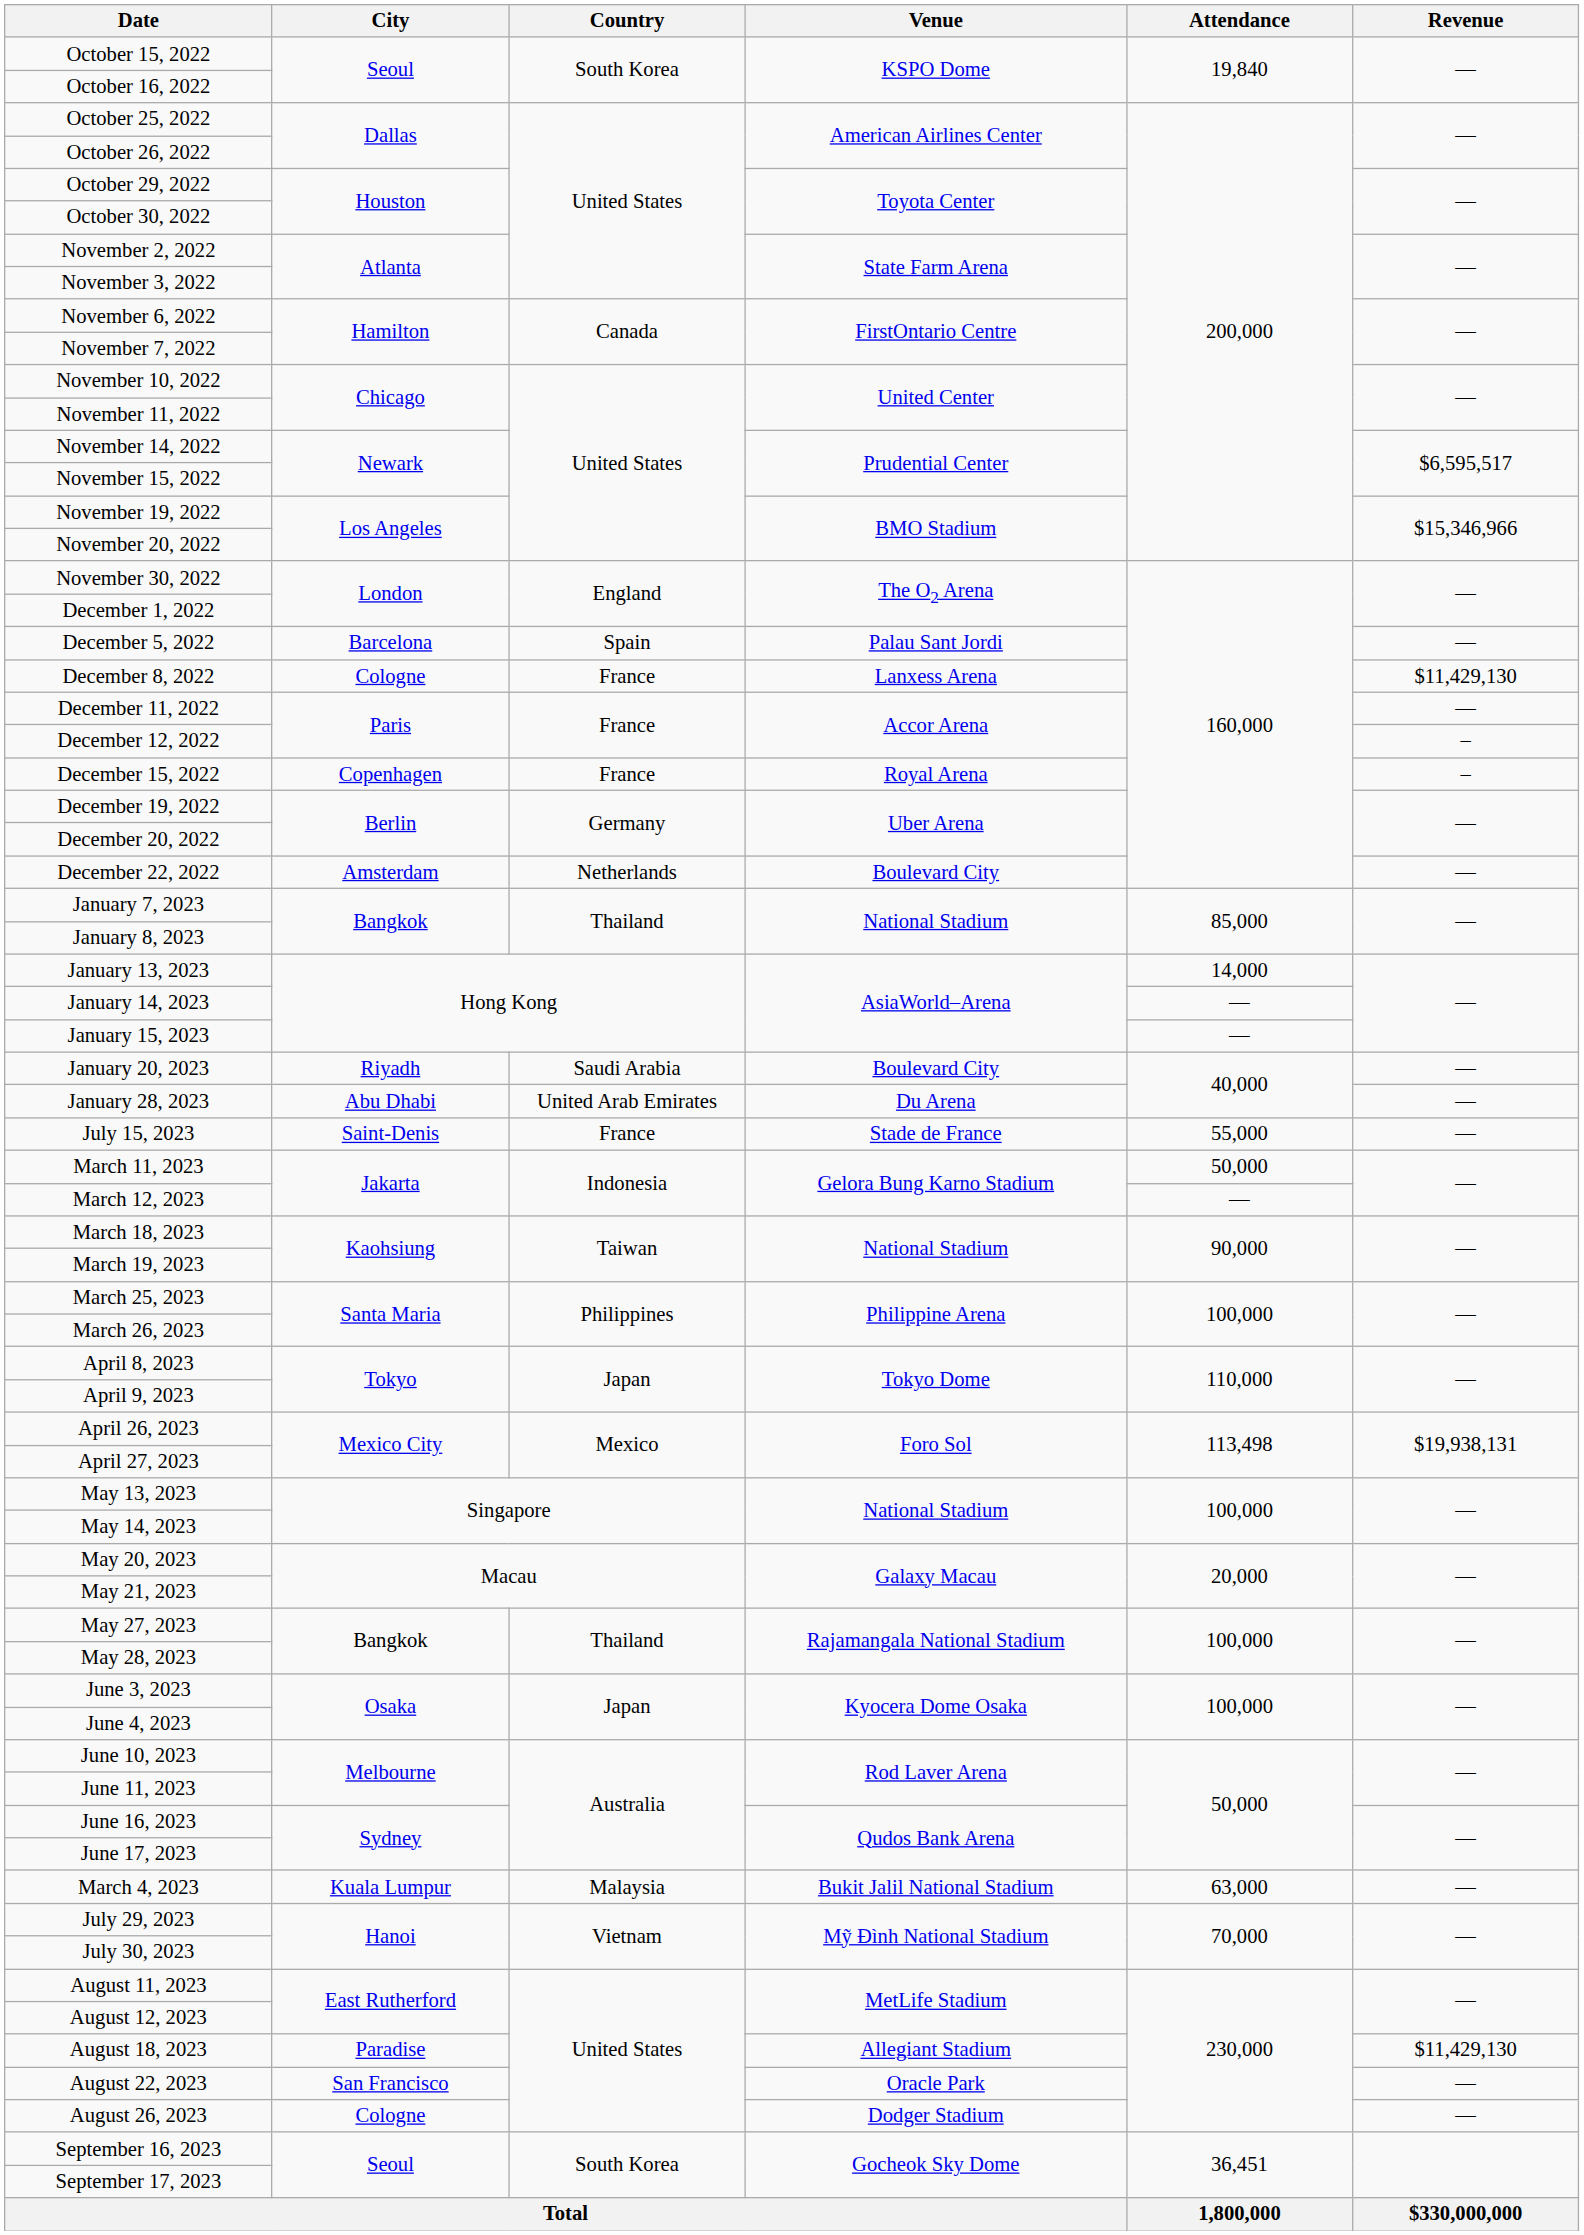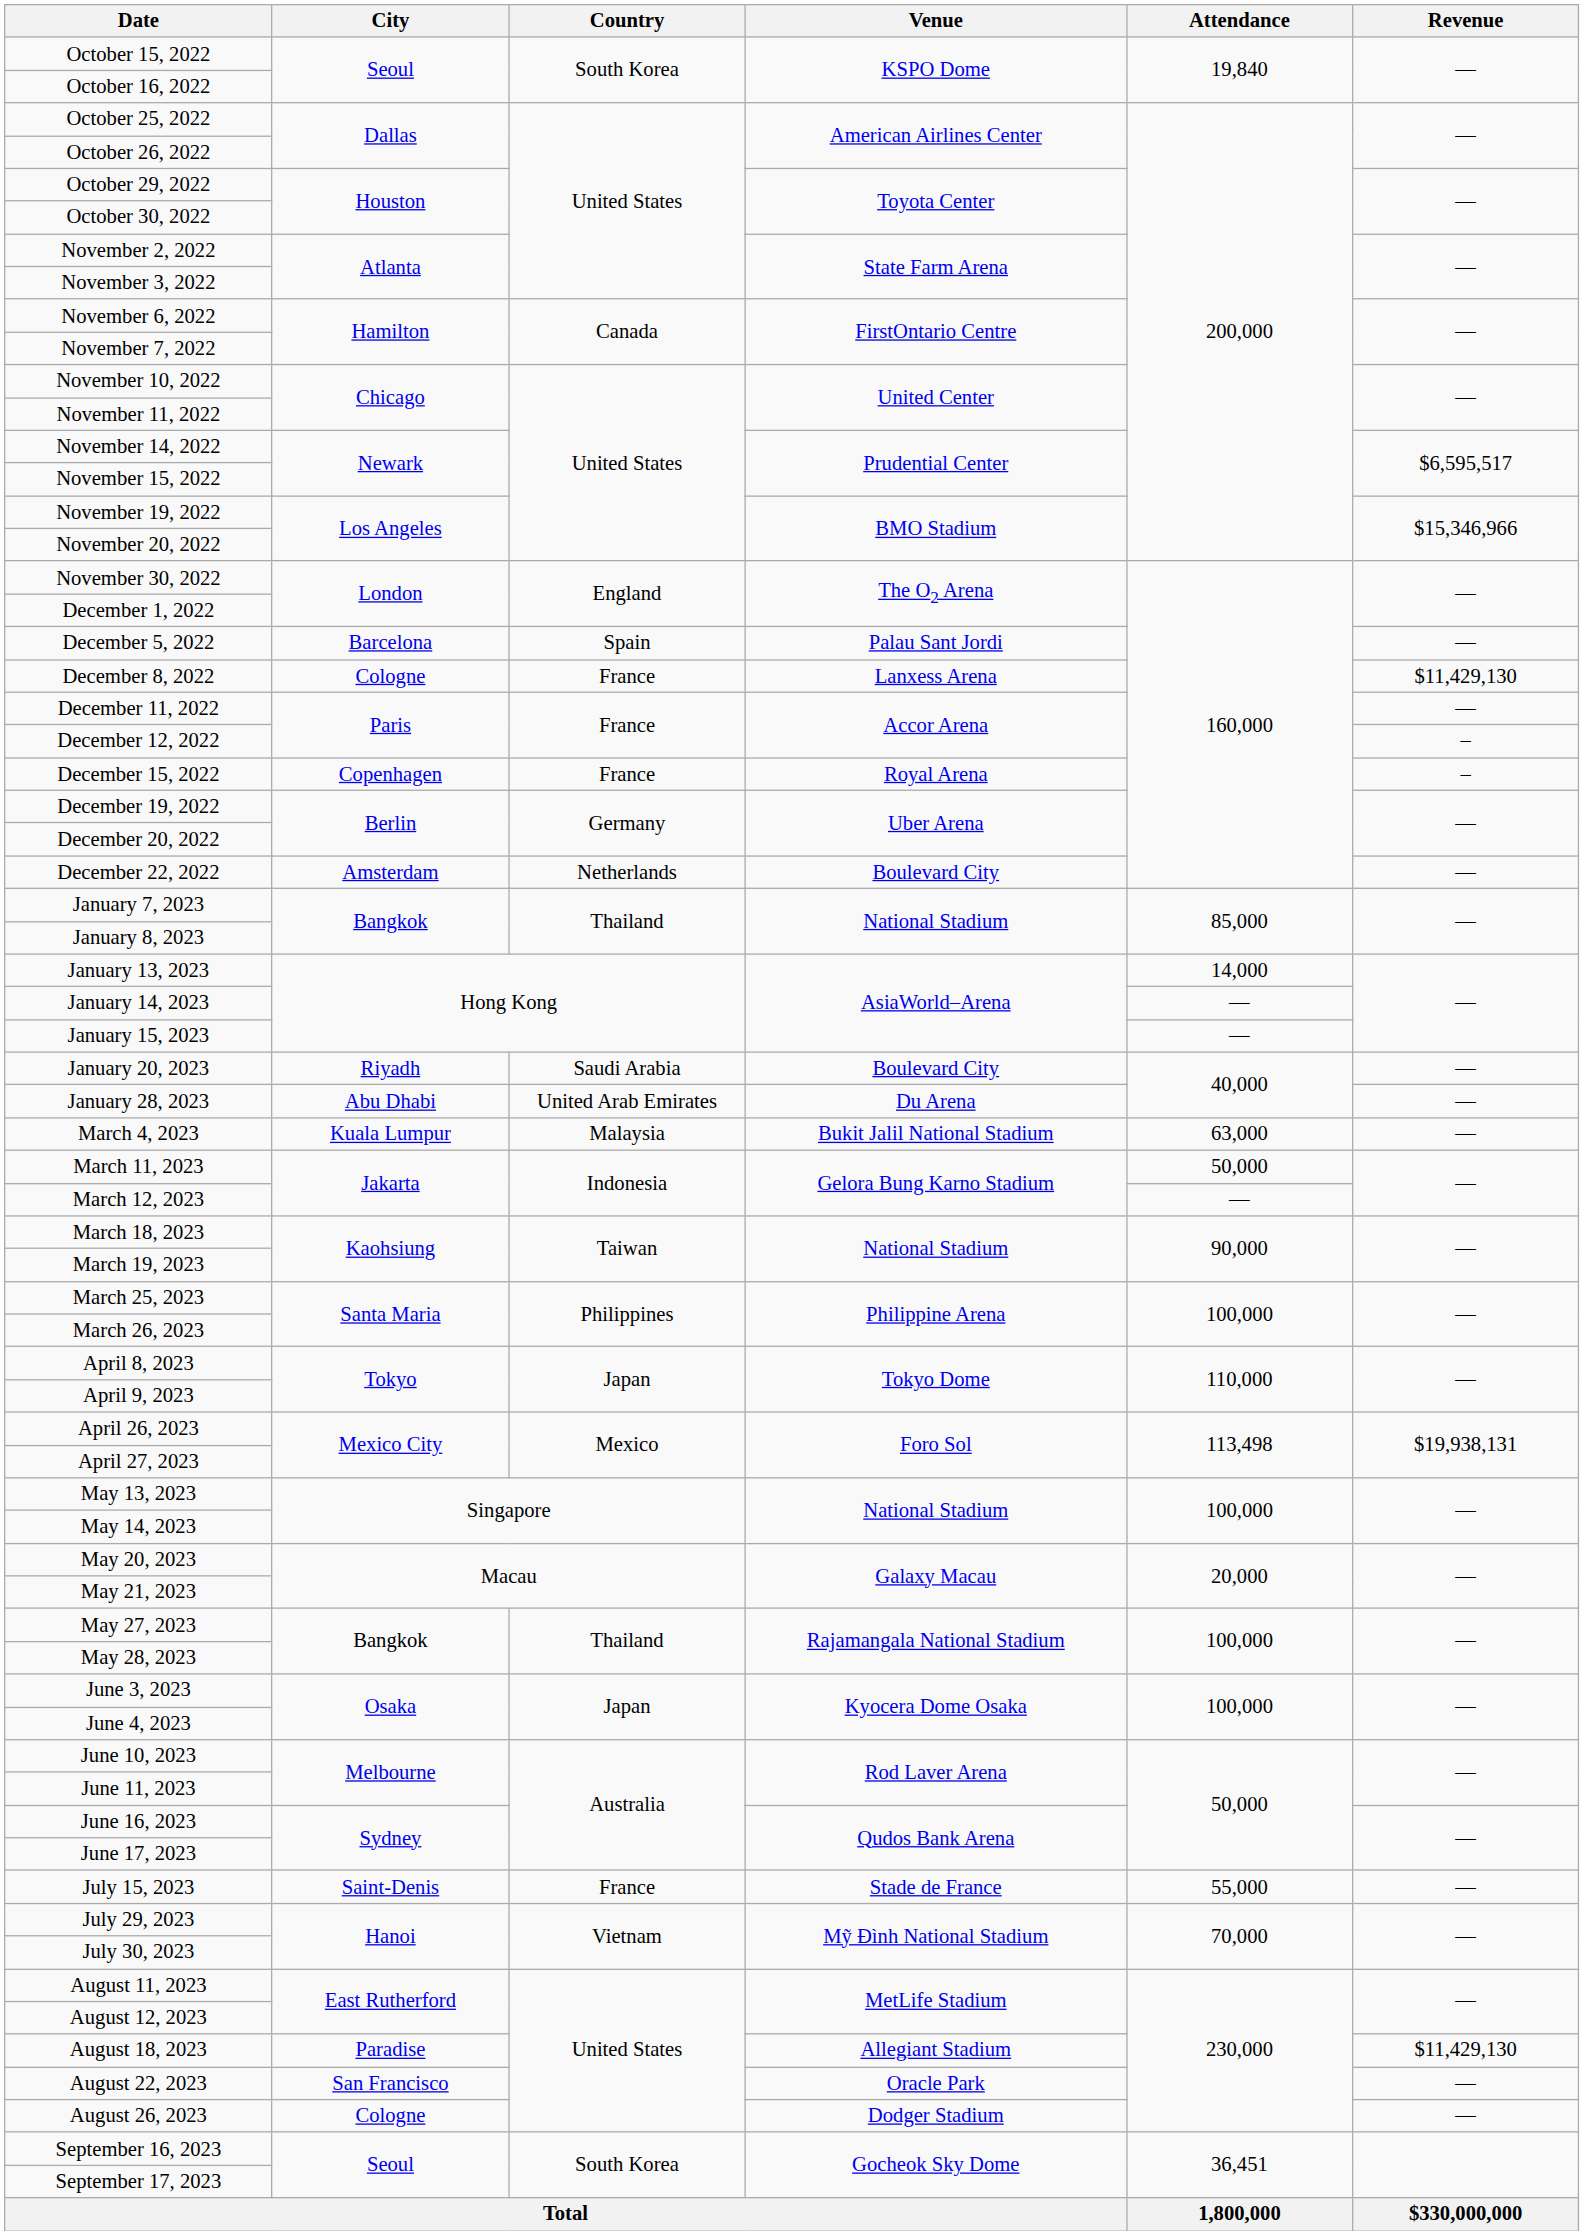rows swapped: (138, 1886) <-> (138, 1133)
